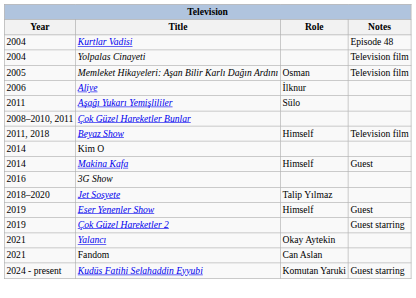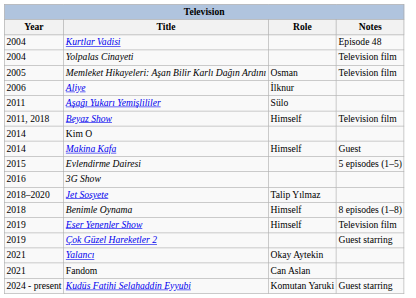- row: (134, 118)
+ row: (103, 164)
+ row: (99, 210)
(362, 210) Guest -> (368, 225) Television film
